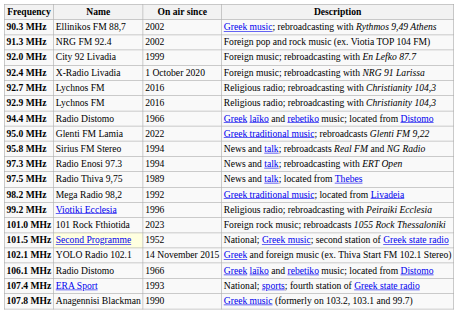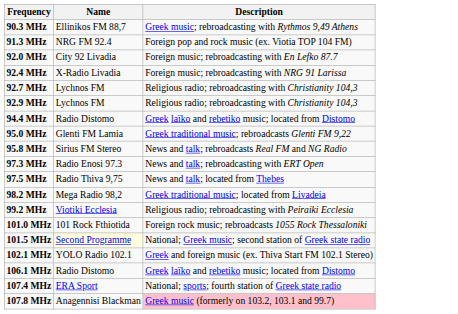- column: (182, 12)
(318, 301) no background -> (240, 301) pink background
